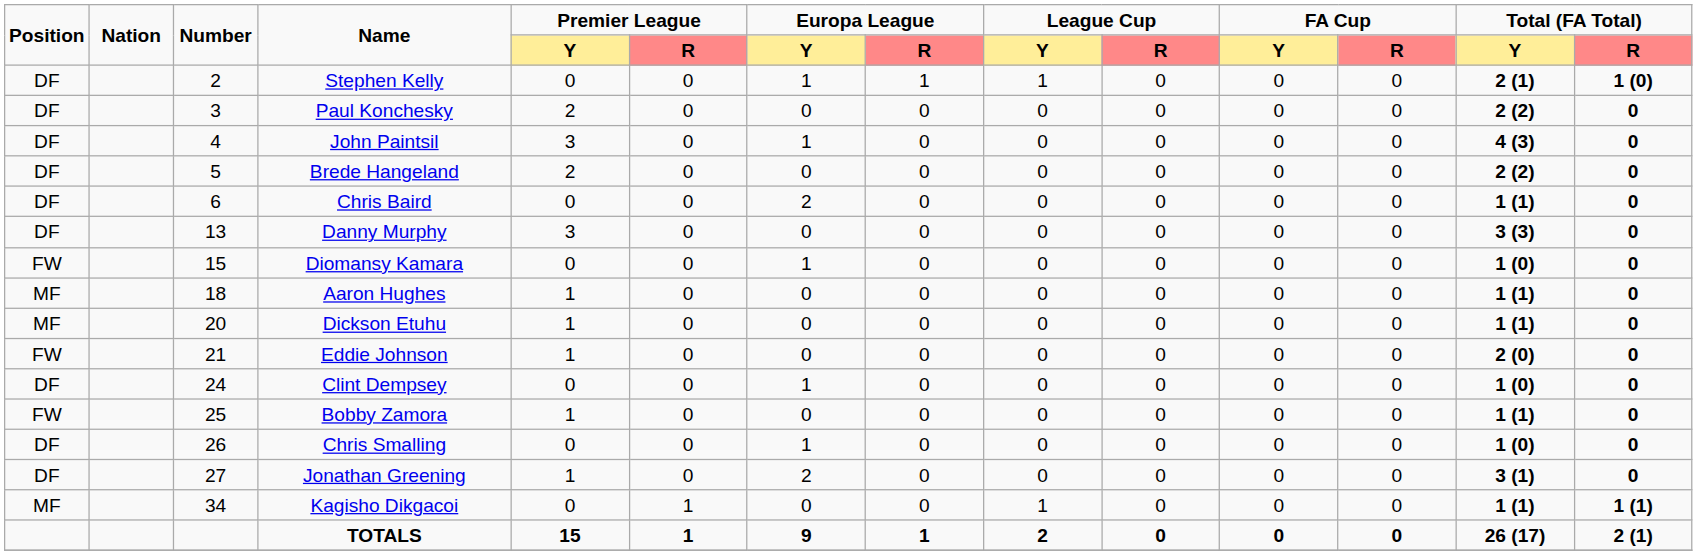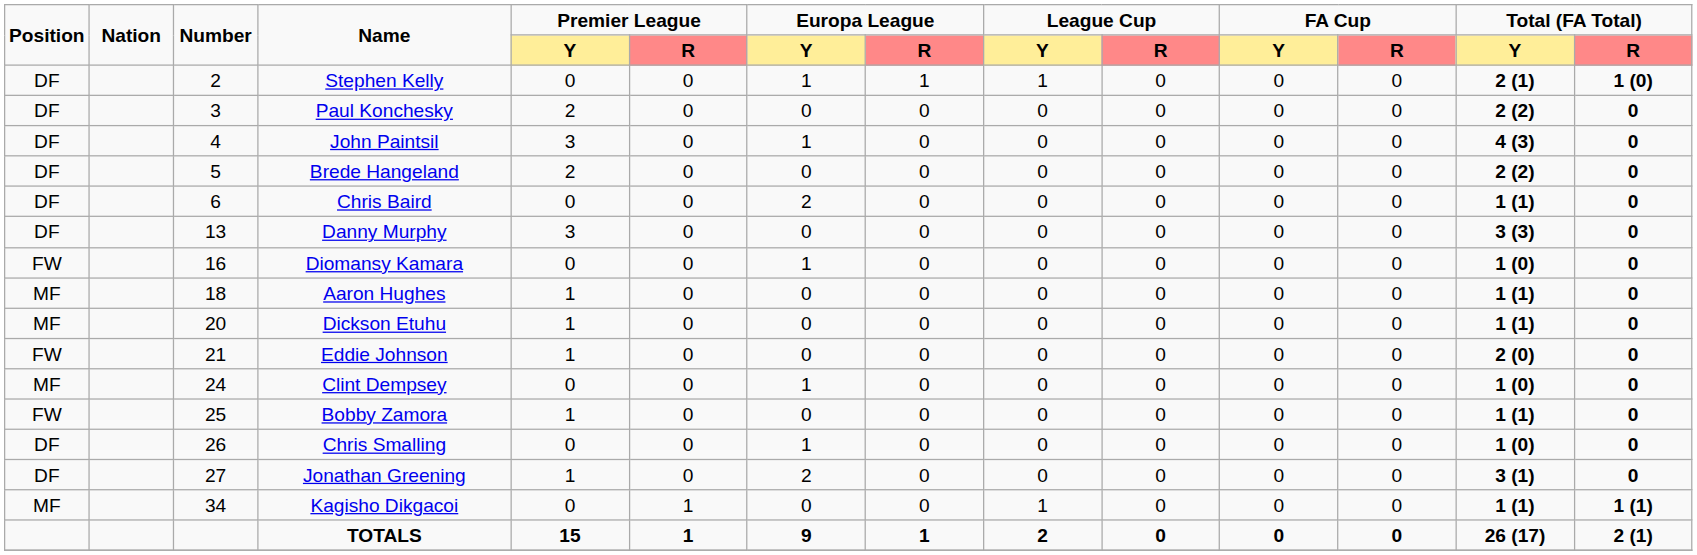(216, 263) 15 -> (216, 263) 16
(47, 384) DF -> (47, 384) MF
